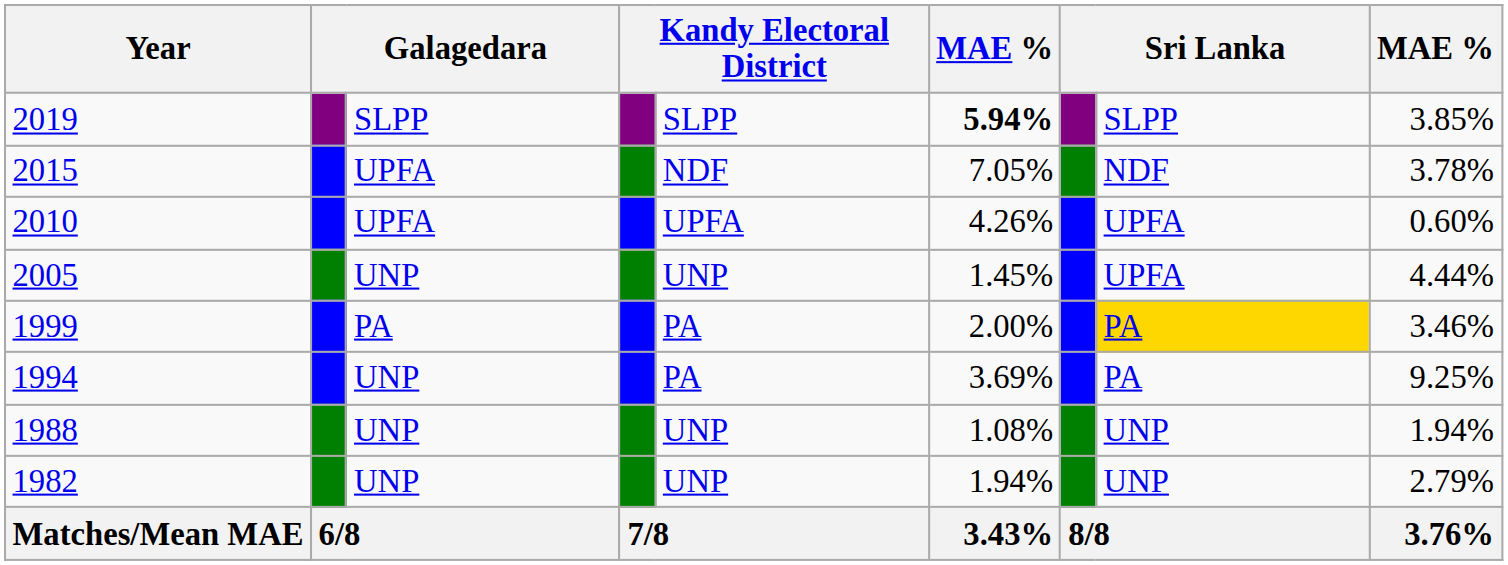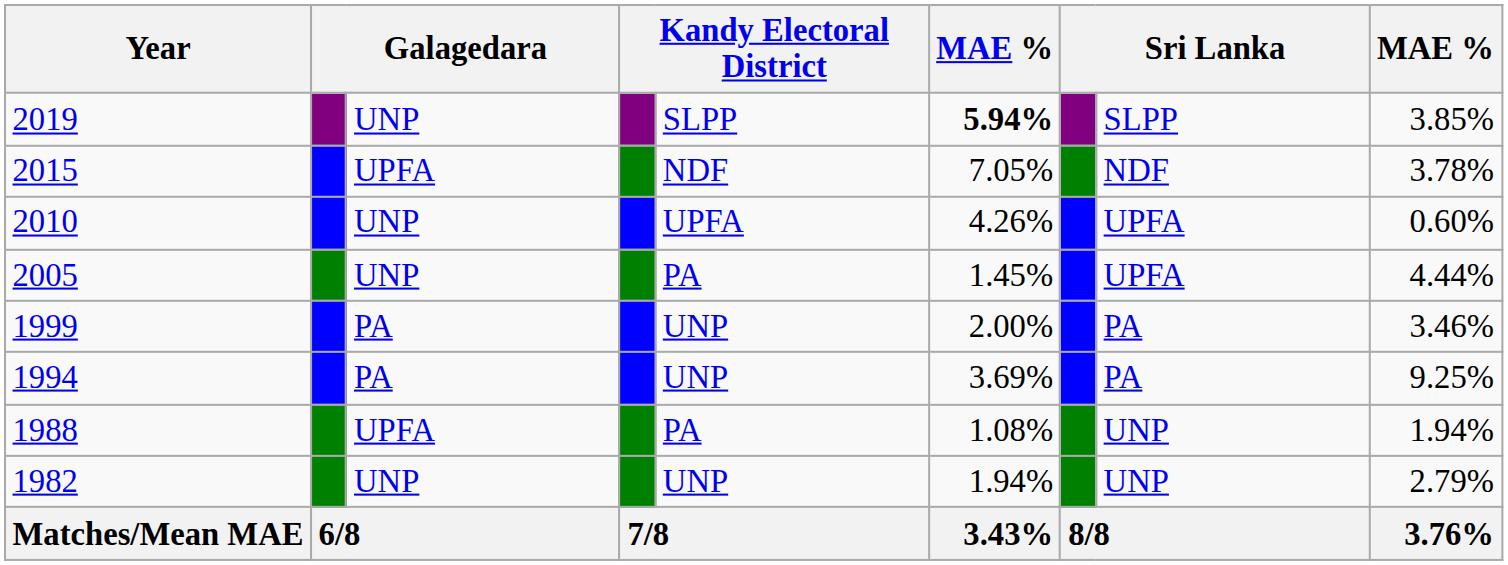(391, 118) SLPP -> (387, 118) UNP
(395, 222) UPFA -> (387, 222) UNP
(695, 274) UNP -> (682, 274) PA
(682, 325) PA -> (695, 325) UNP
(1123, 325) gold background -> (1123, 325) no background
(387, 377) UNP -> (373, 377) PA
(682, 377) PA -> (695, 377) UNP
(387, 429) UNP -> (395, 429) UPFA
(695, 429) UNP -> (682, 429) PA
